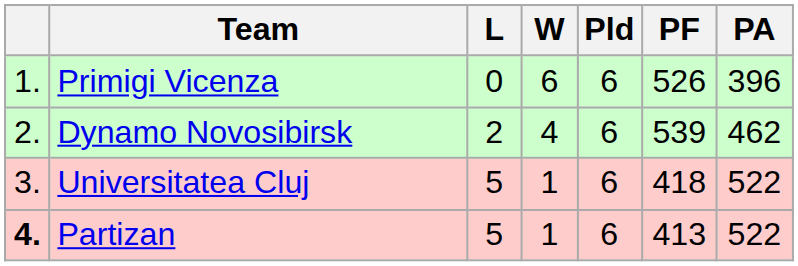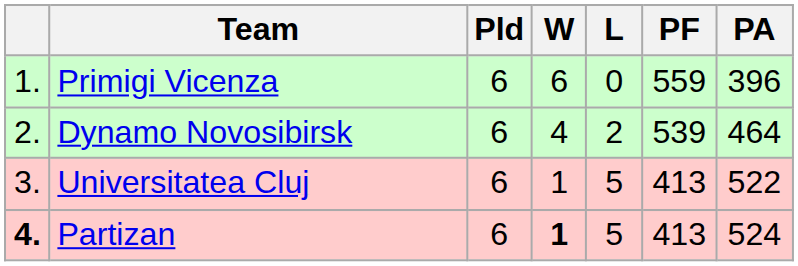columns swapped: (609, 30) <-> (494, 30)
(679, 81) 526 -> (679, 81) 559
(754, 132) 462 -> (754, 132) 464
(679, 183) 418 -> (679, 183) 413
(549, 234) normal -> (559, 234) bold
(754, 234) 522 -> (754, 234) 524
